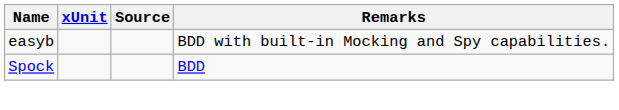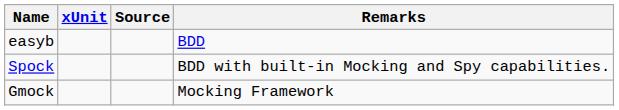(394, 42) BDD with built-in Mocking and Spy capabilities. -> (191, 42) BDD
(191, 67) BDD -> (394, 67) BDD with built-in Mocking and Spy capabilities.
+ row: (31, 92)
